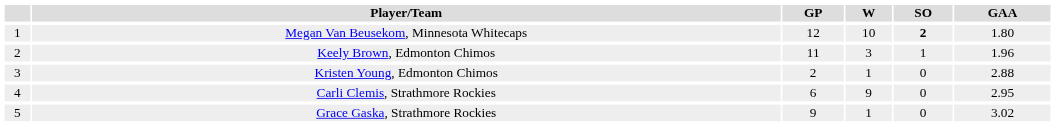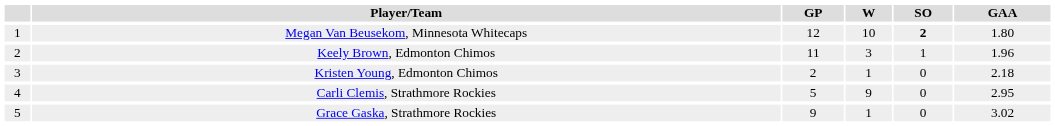(1003, 73) 2.88 -> (1003, 73) 2.18
(813, 93) 6 -> (813, 93) 5
